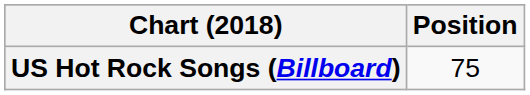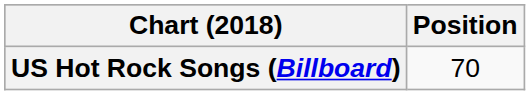(465, 67) 75 -> (465, 67) 70
